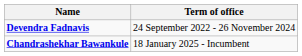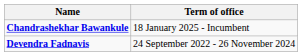rows swapped: (48, 28) <-> (68, 43)
